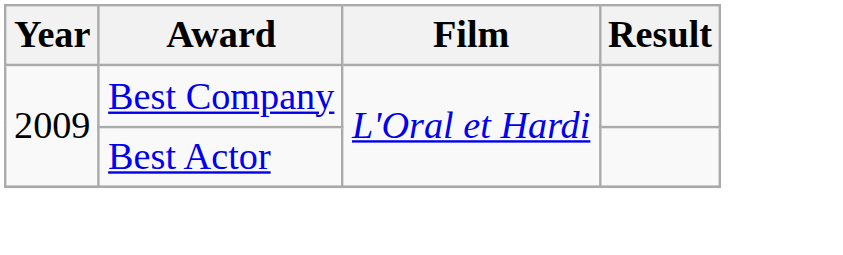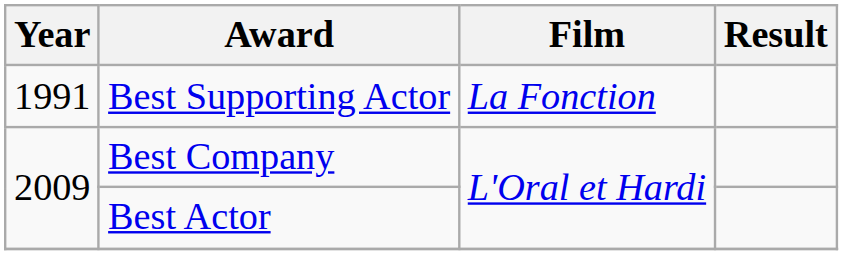+ row: (279, 95)
